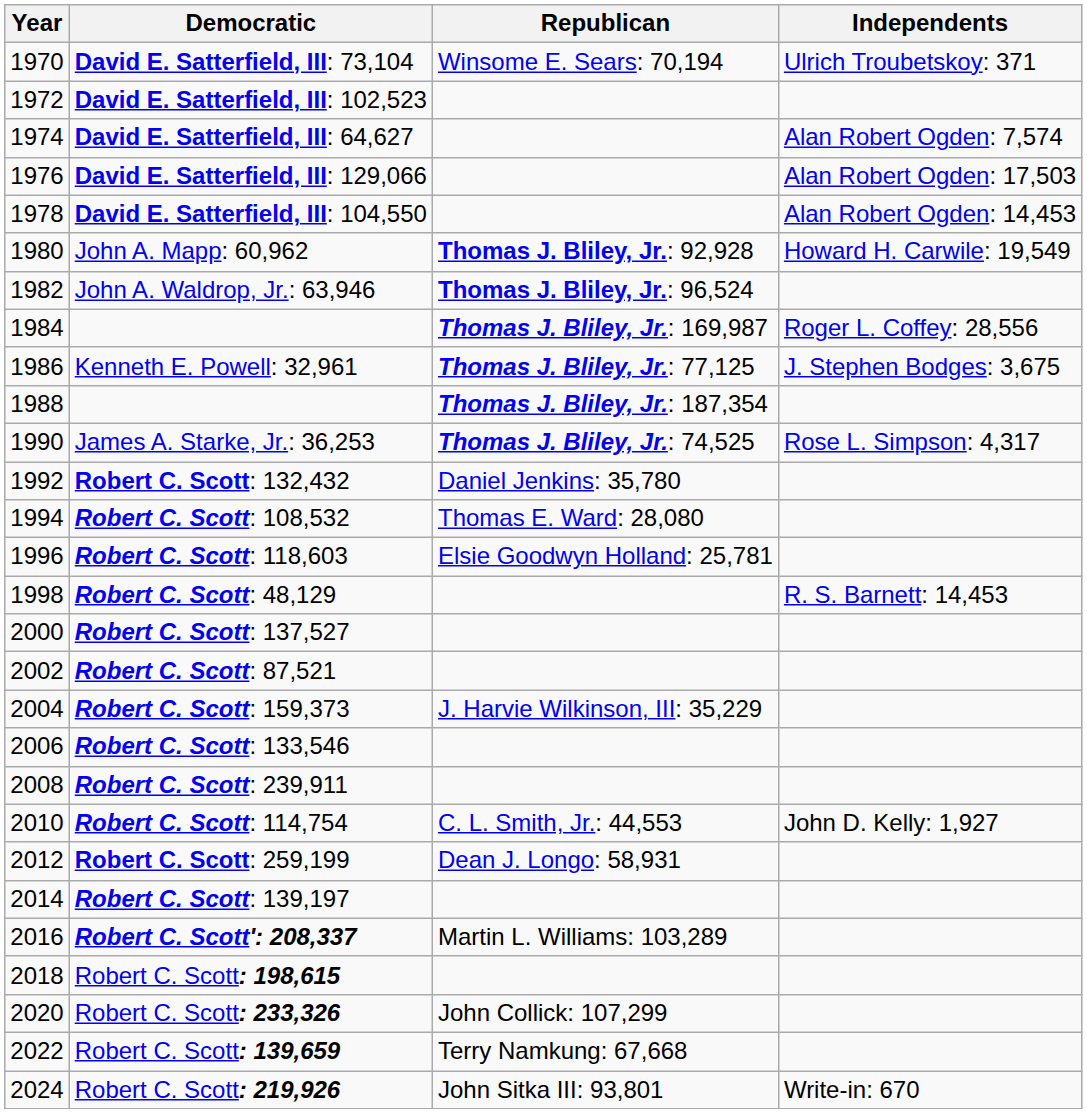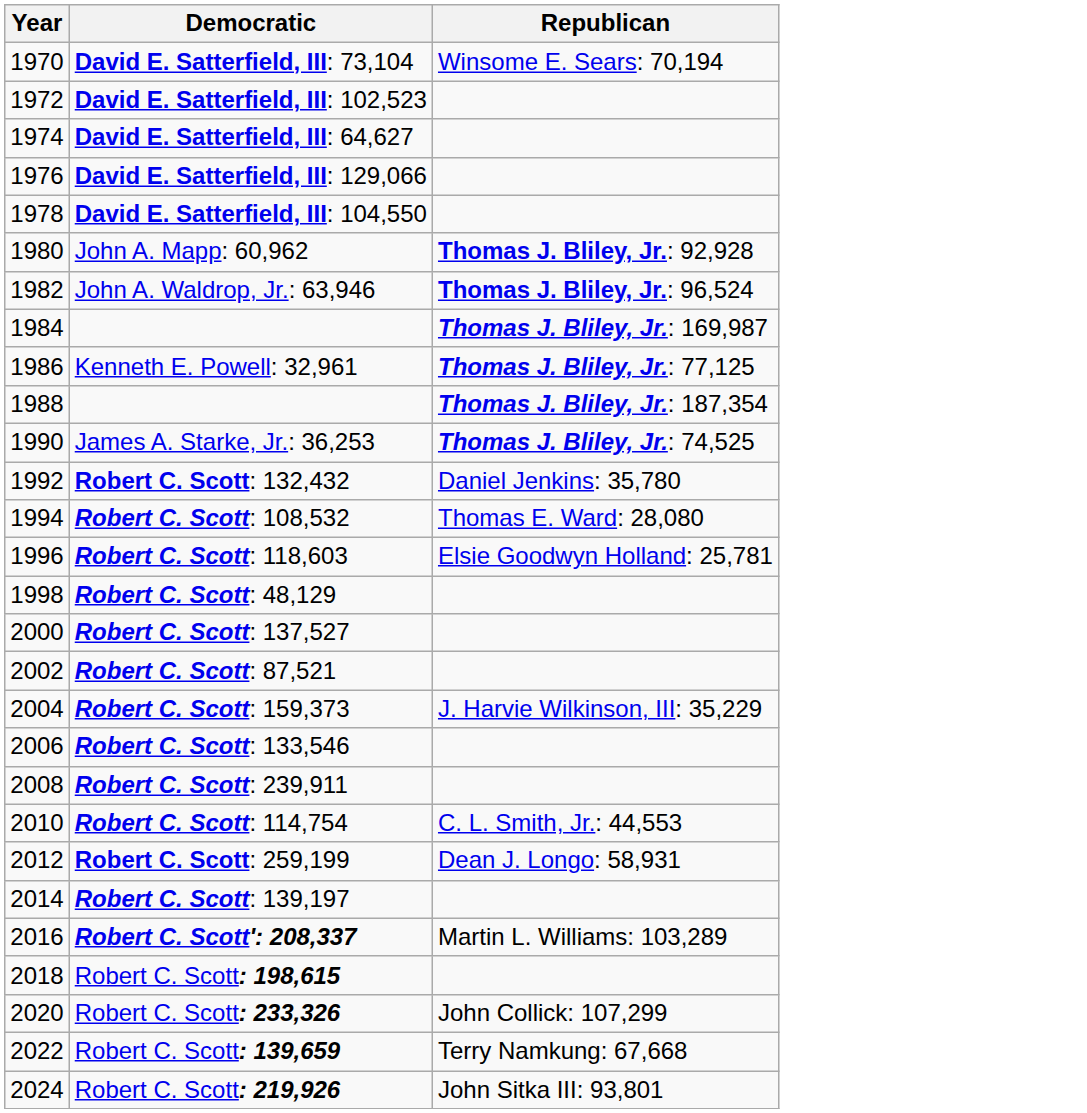- column: (930, 23)
